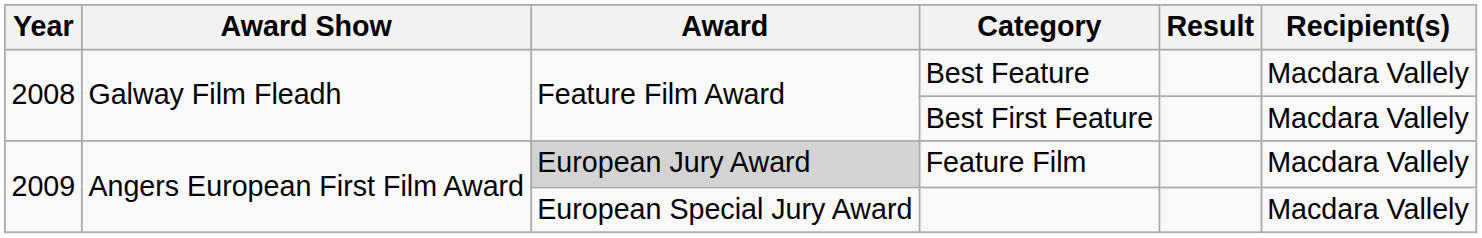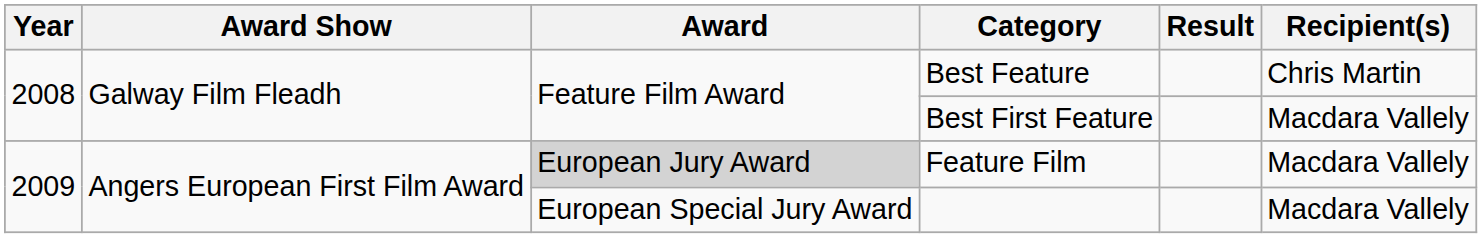(1368, 72) Macdara Vallely -> (1344, 72) Chris Martin
